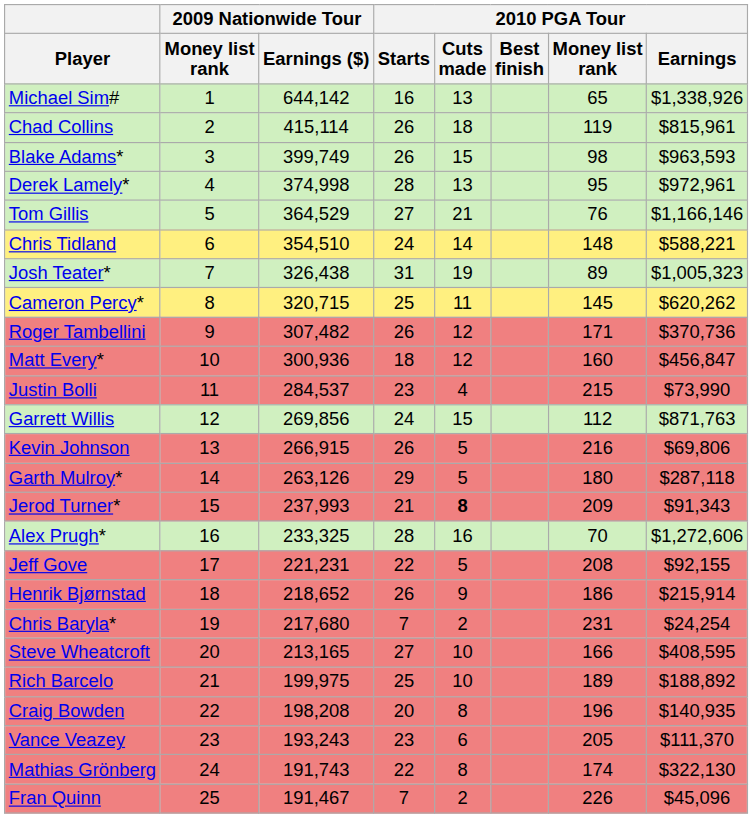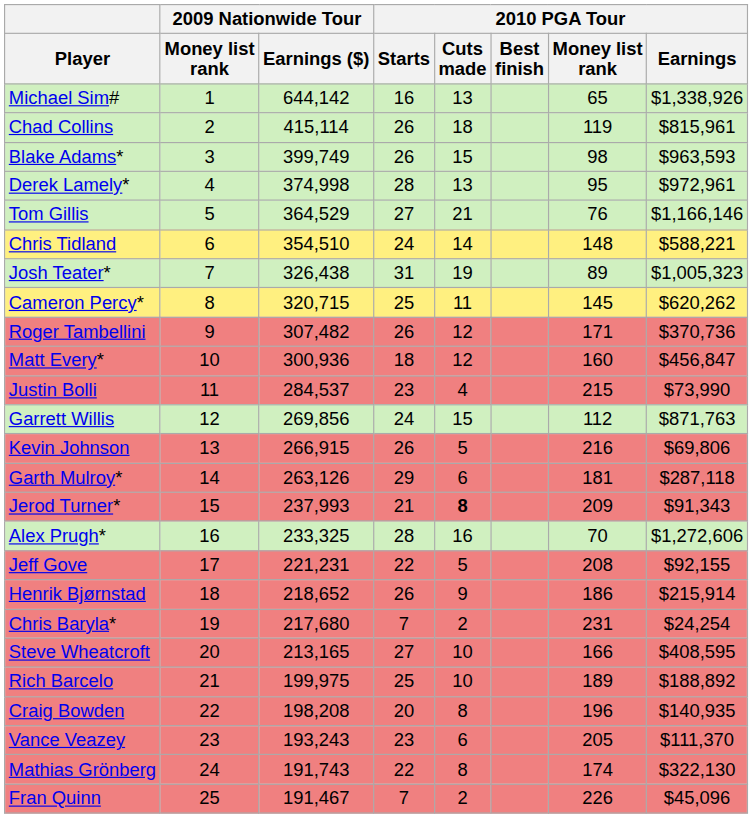(463, 477) 5 -> (463, 477) 6
(598, 477) 180 -> (598, 477) 181
